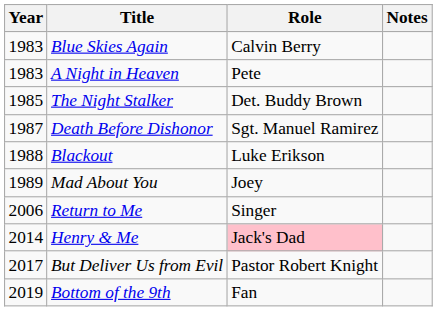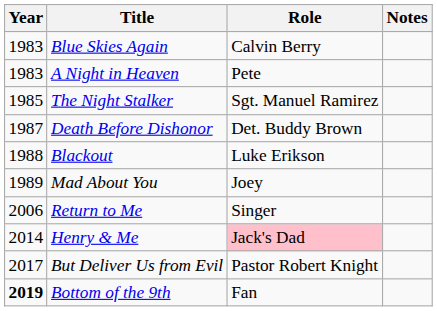(297, 100) Det. Buddy Brown -> (305, 100) Sgt. Manuel Ramirez
(305, 127) Sgt. Manuel Ramirez -> (297, 127) Det. Buddy Brown
(26, 292) normal -> (26, 292) bold
